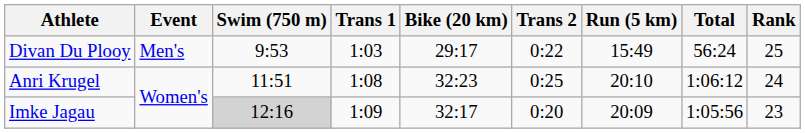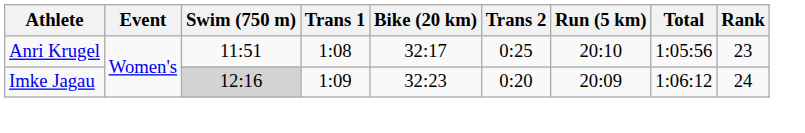- row: (70, 51)
(456, 82) 32:23 -> (426, 51) 32:17
(715, 82) 1:06:12 -> (684, 51) 1:05:56
(774, 82) 24 -> (743, 51) 23
(456, 112) 32:17 -> (426, 82) 32:23
(715, 112) 1:05:56 -> (684, 82) 1:06:12
(774, 112) 23 -> (743, 82) 24
